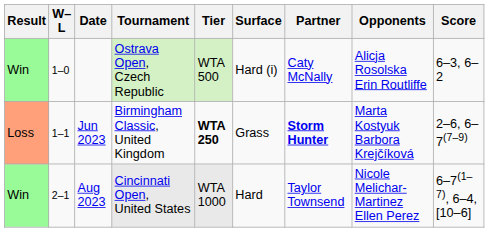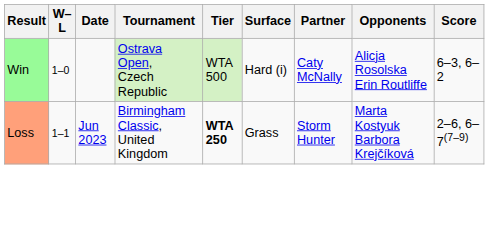(308, 132) bold -> (316, 132) normal
- row: (92, 195)
